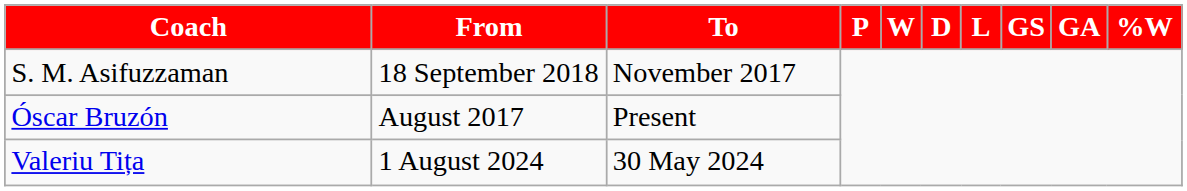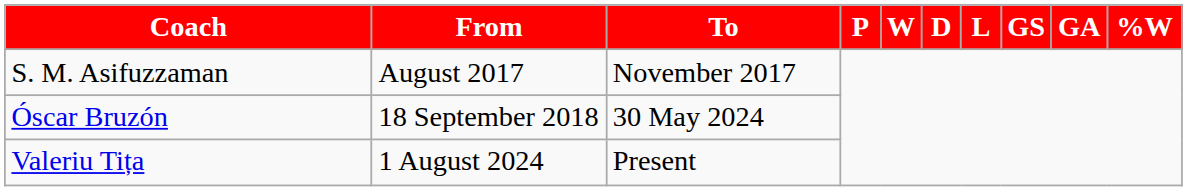(489, 71) 18 September 2018 -> (451, 71) August 2017
(451, 116) August 2017 -> (489, 116) 18 September 2018
(654, 116) Present -> (688, 116) 30 May 2024
(688, 161) 30 May 2024 -> (654, 161) Present
